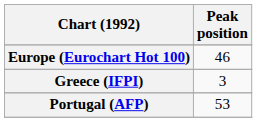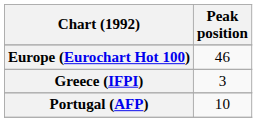(222, 104) 53 -> (222, 104) 10
